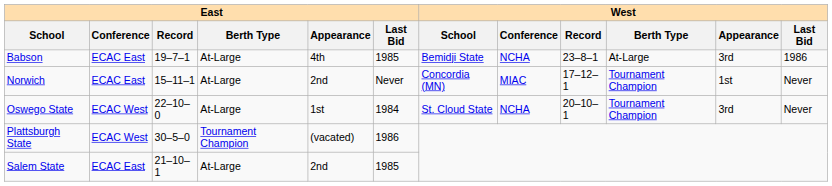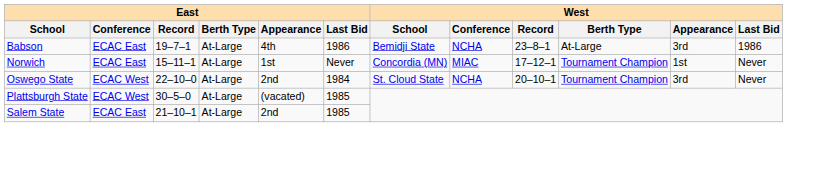(387, 58) 1985 -> (338, 46) 1986
(319, 80) 2nd -> (268, 63) 1st
(317, 109) 1st -> (270, 79) 2nd
(228, 138) Tournament Champion -> (222, 96) At-Large
(387, 138) 1986 -> (338, 96) 1985
